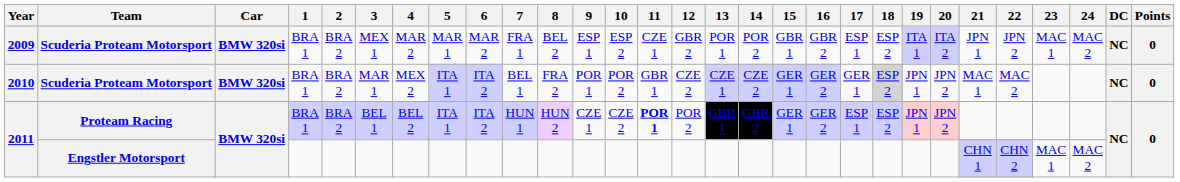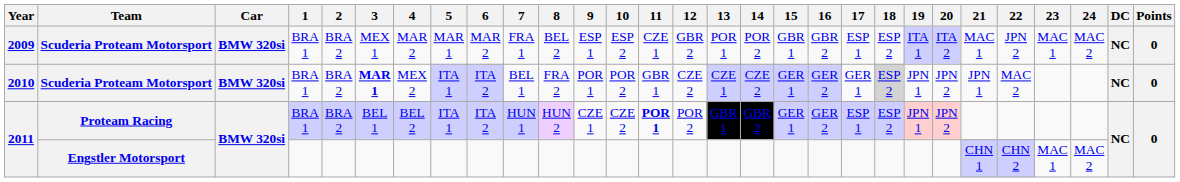(978, 44) JPN 1 -> (979, 44) MAC 1
(374, 82) normal -> (375, 82) bold
(978, 82) MAC 1 -> (979, 82) JPN 1
